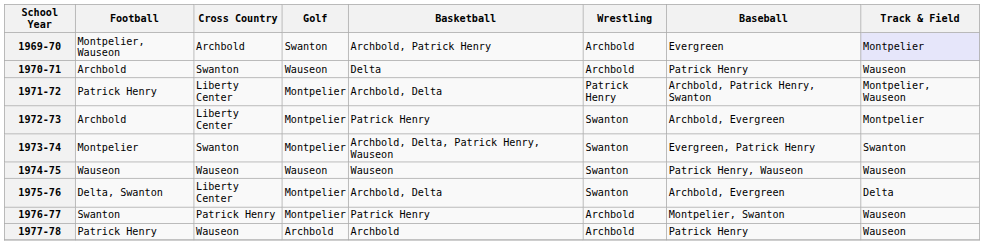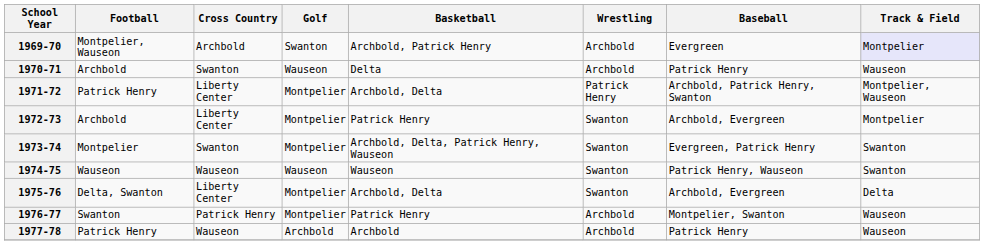(884, 170) Wauseon -> (884, 170) Swanton
